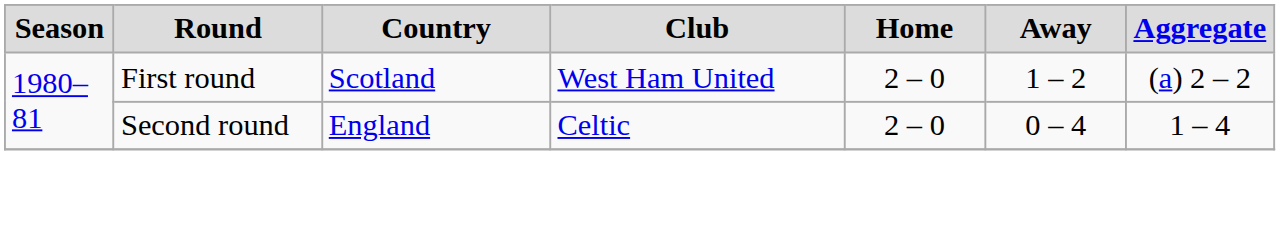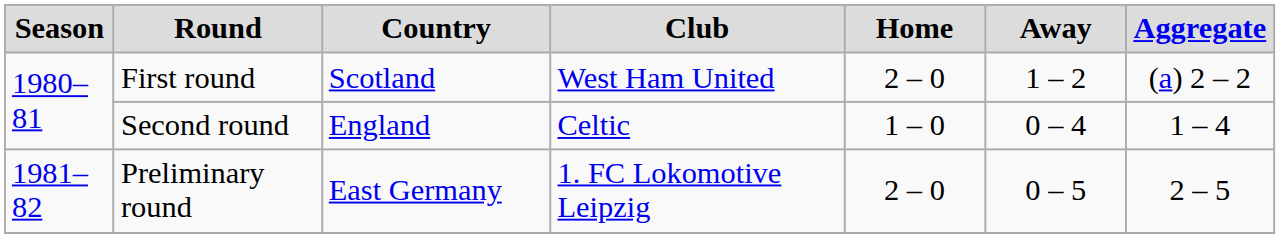(914, 125) 2 – 0 -> (914, 125) 1 – 0
+ row: (193, 190)
